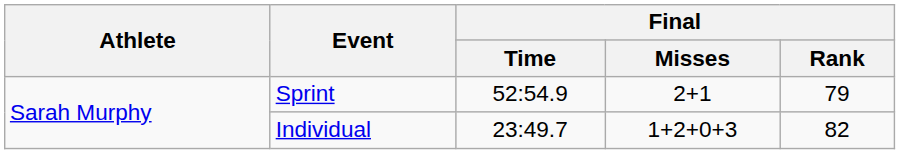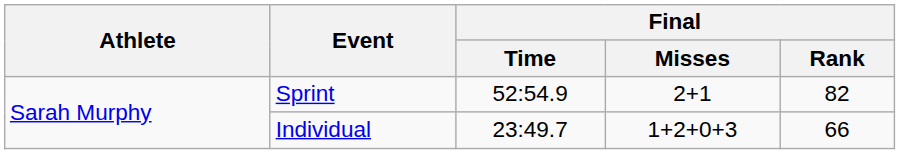(837, 93) 79 -> (837, 93) 82
(837, 129) 82 -> (837, 129) 66
